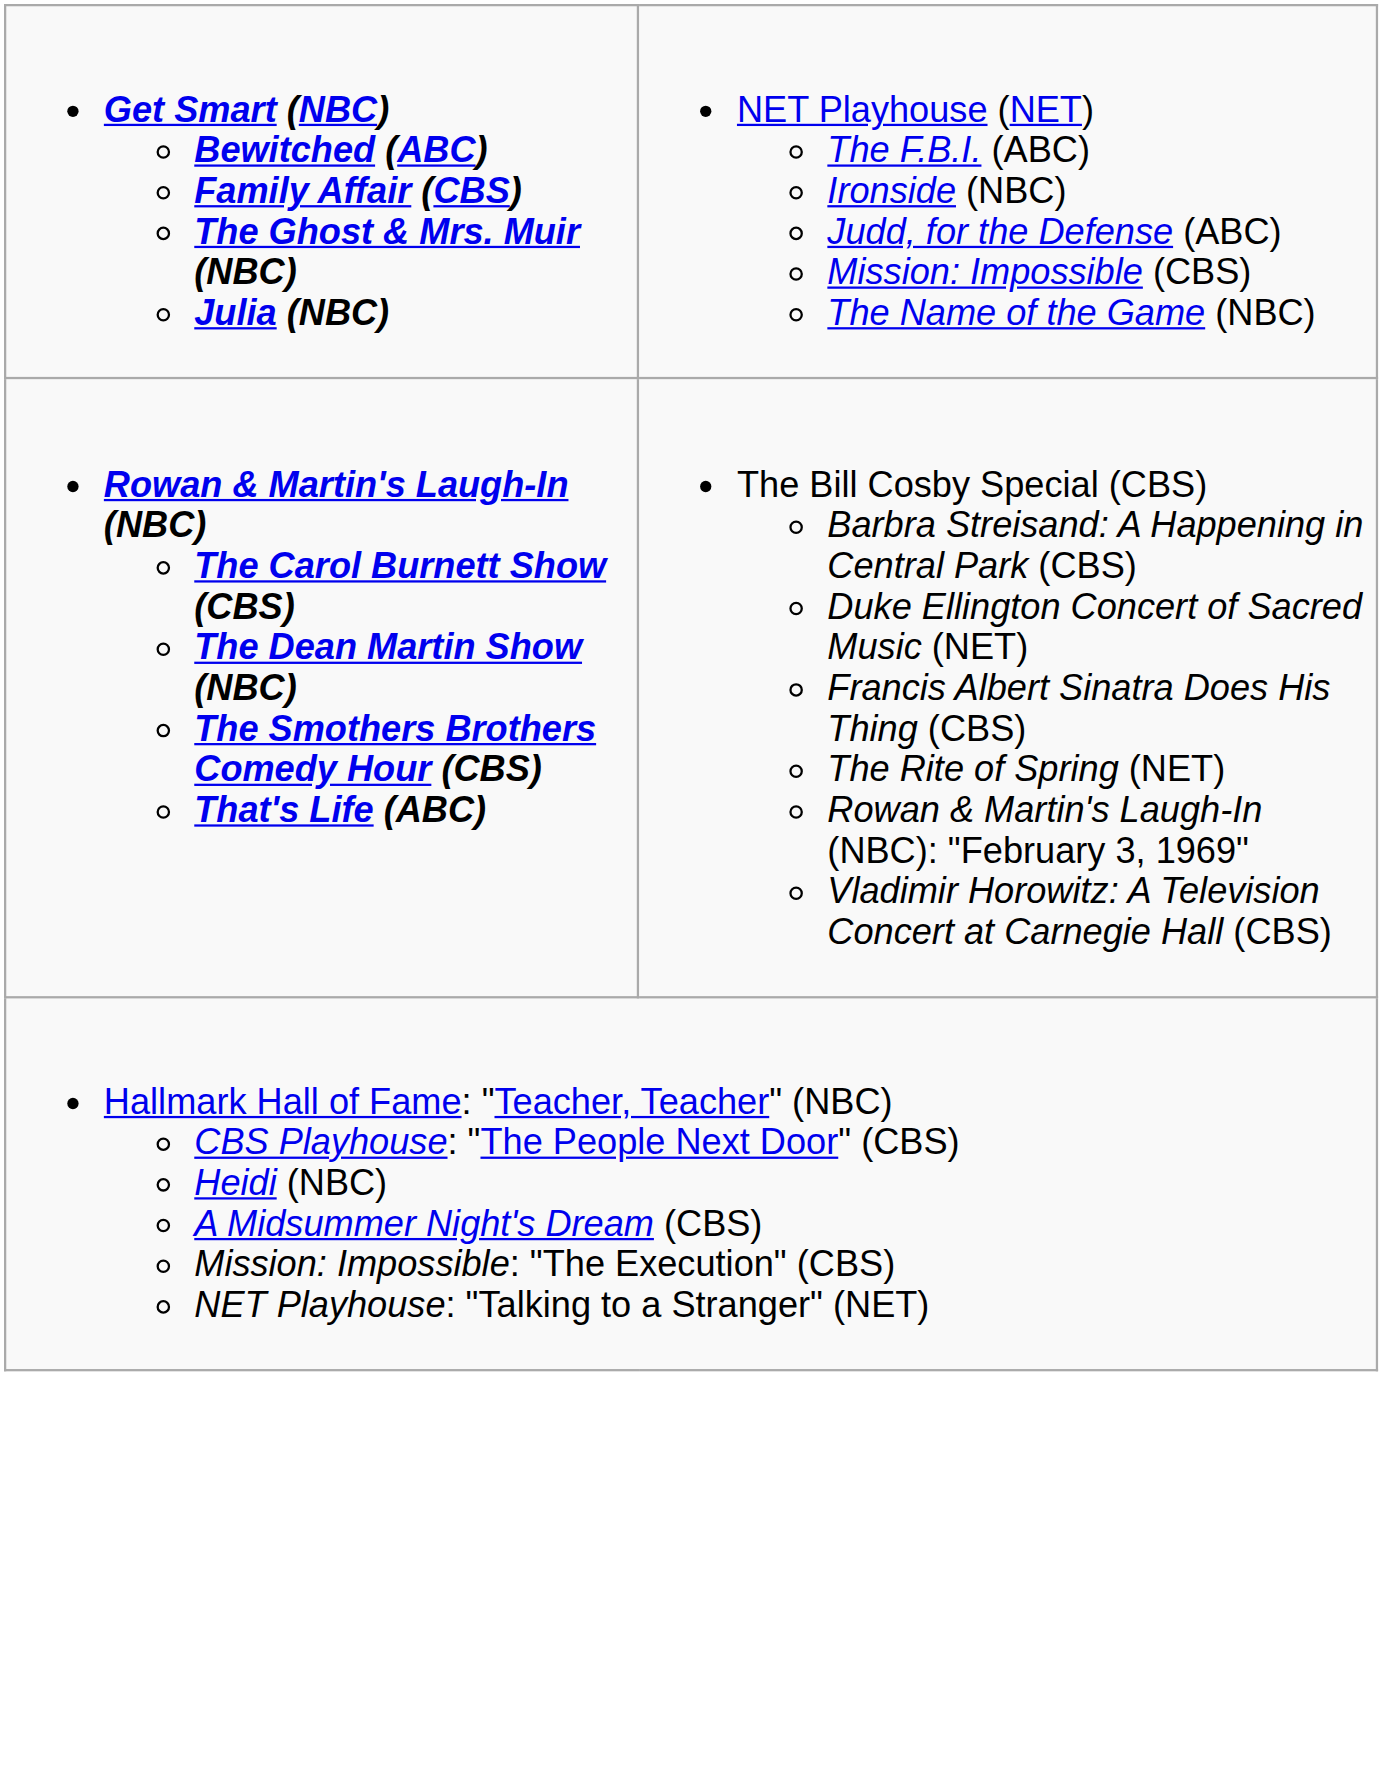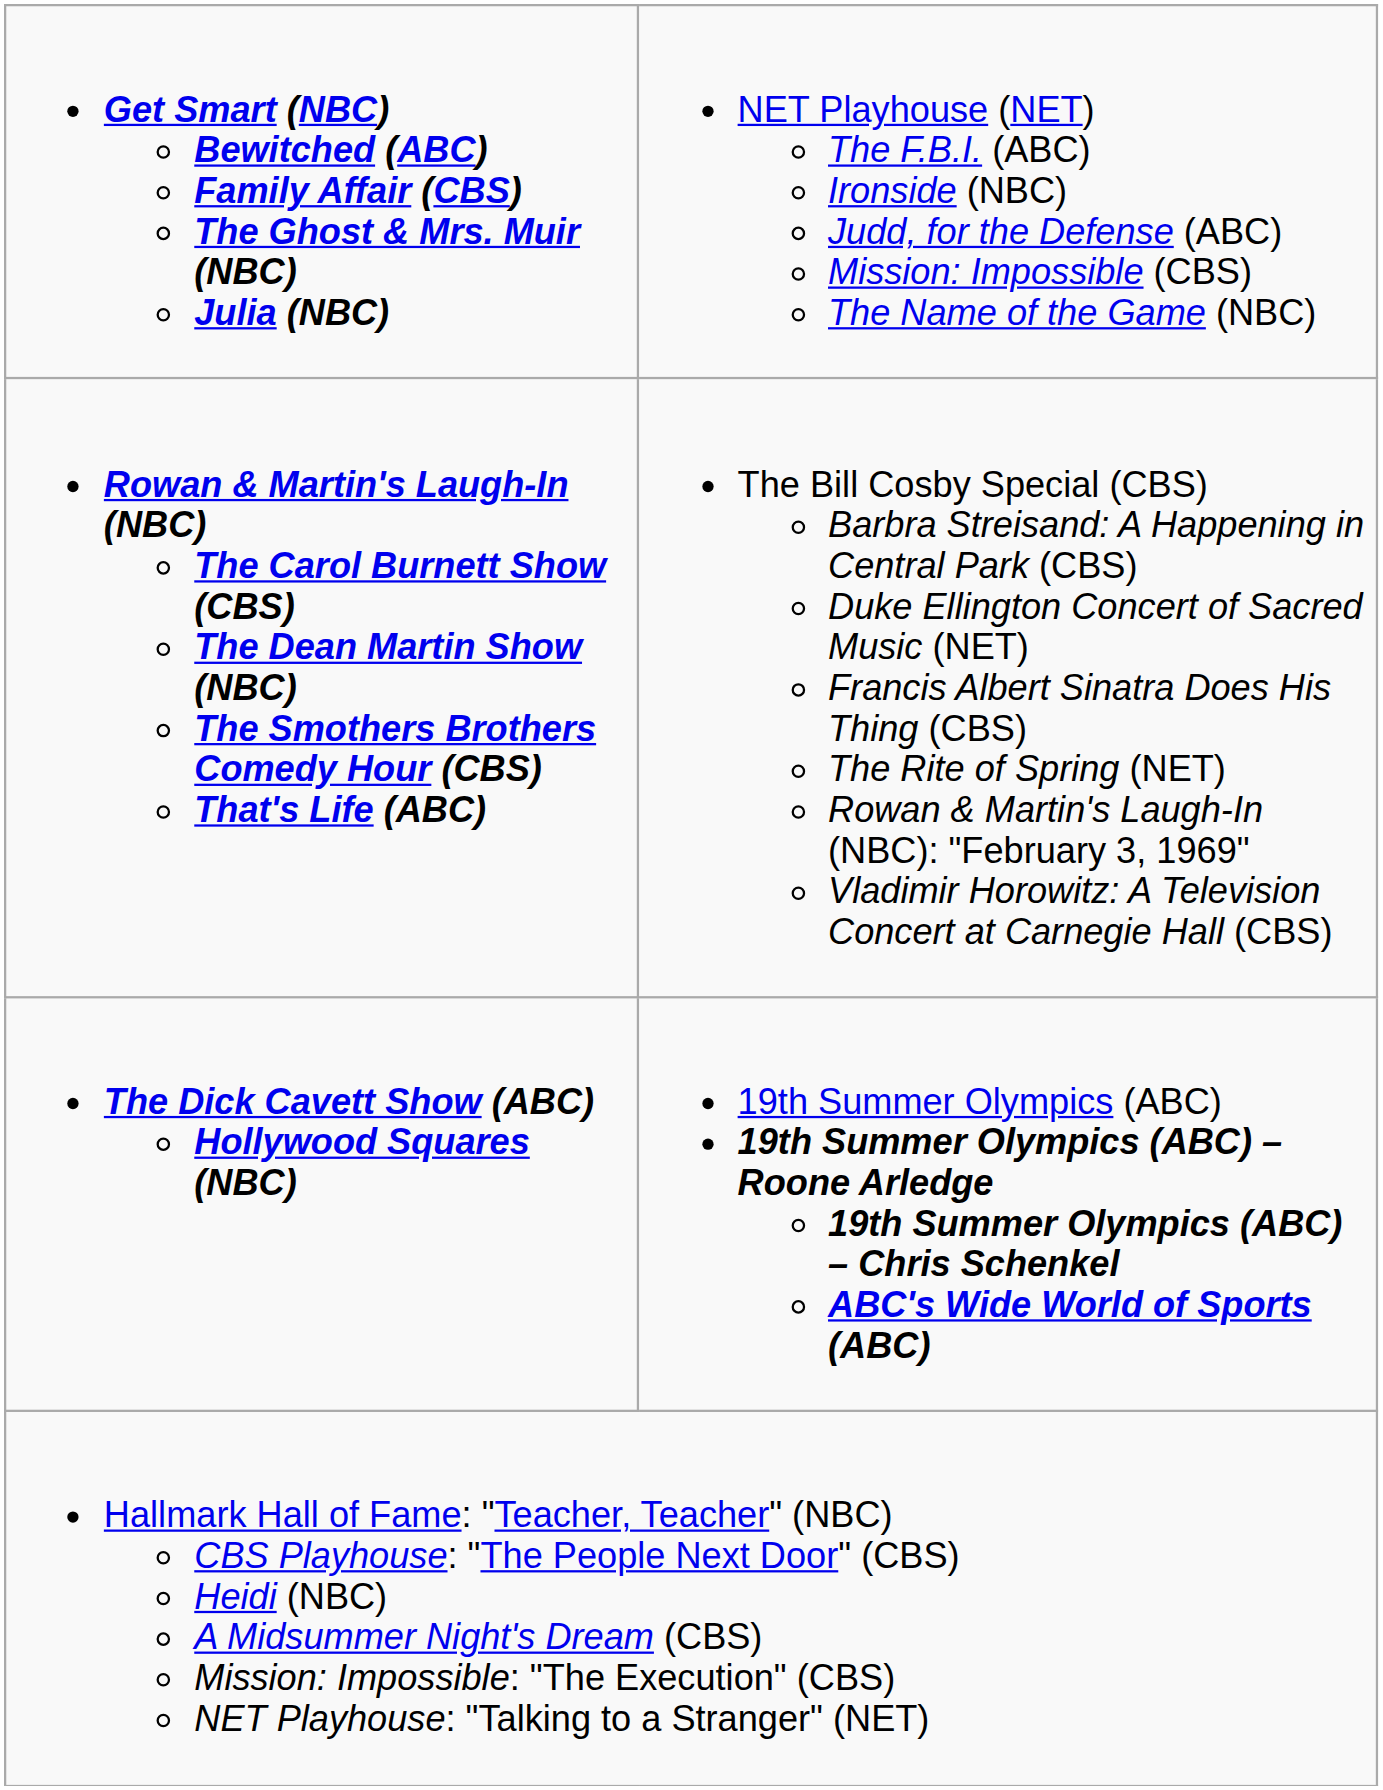+ row: (322, 1143)
